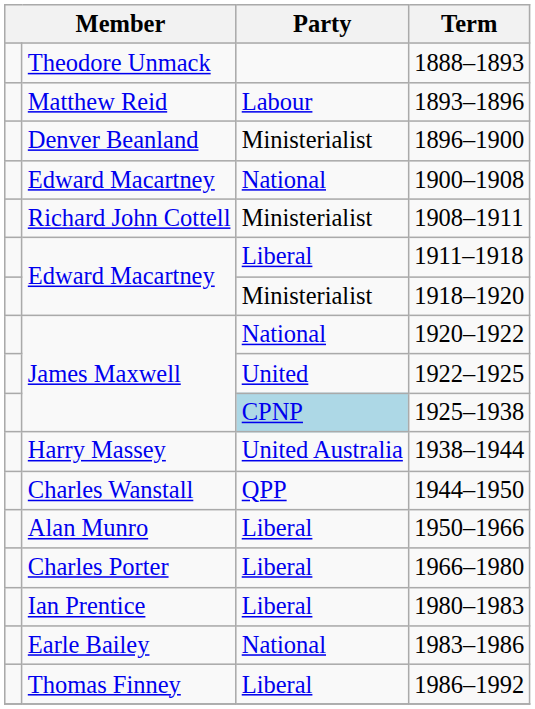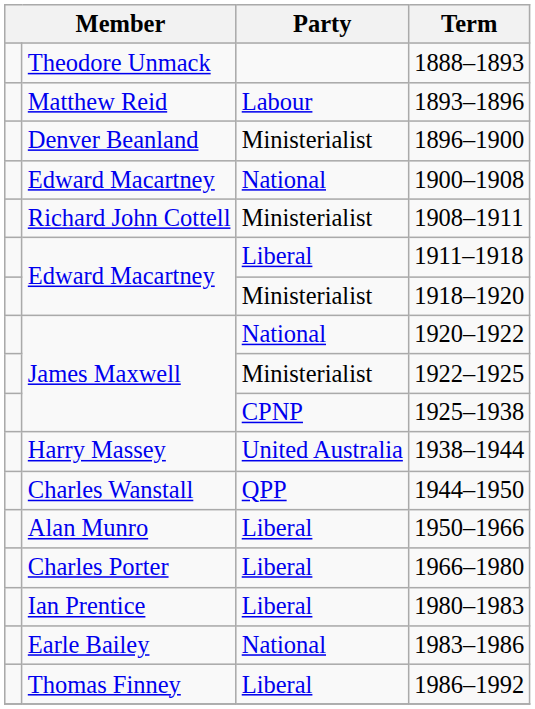(275, 373) United -> (307, 373) Ministerialist
(272, 412) lightblue background -> (272, 412) no background
